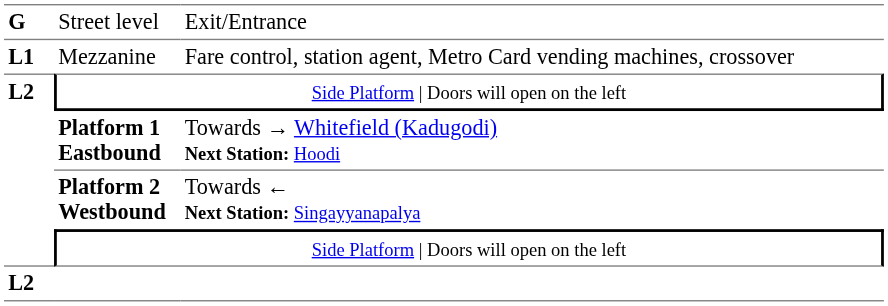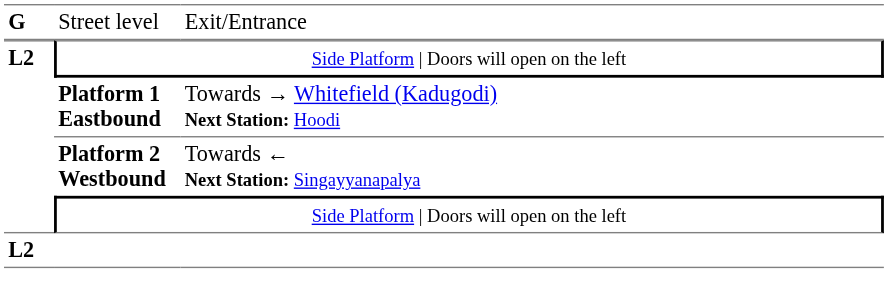- row: (107, 56)
